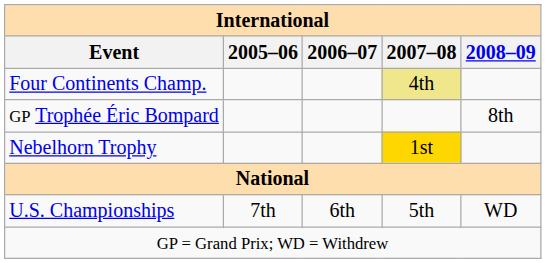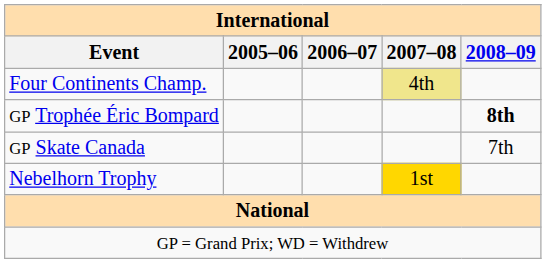(501, 115) normal -> (501, 115) bold
+ row: (77, 147)
- row: (92, 210)
